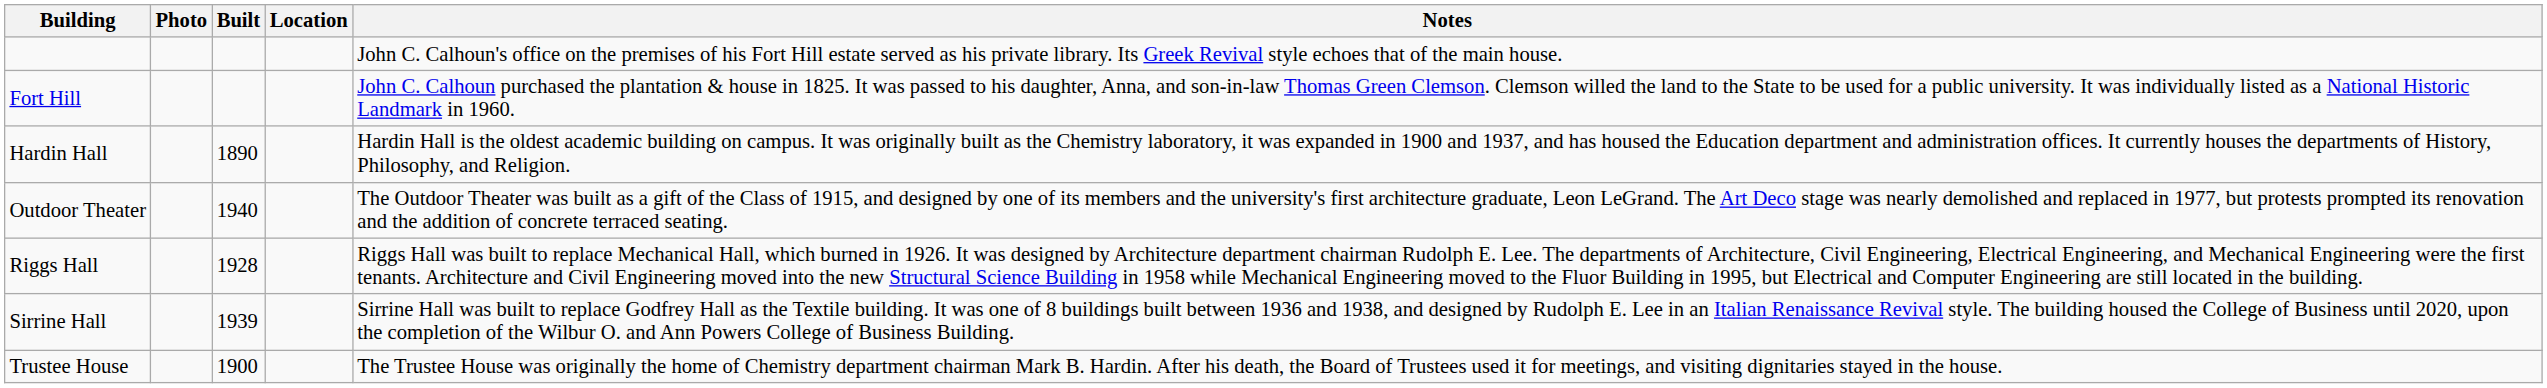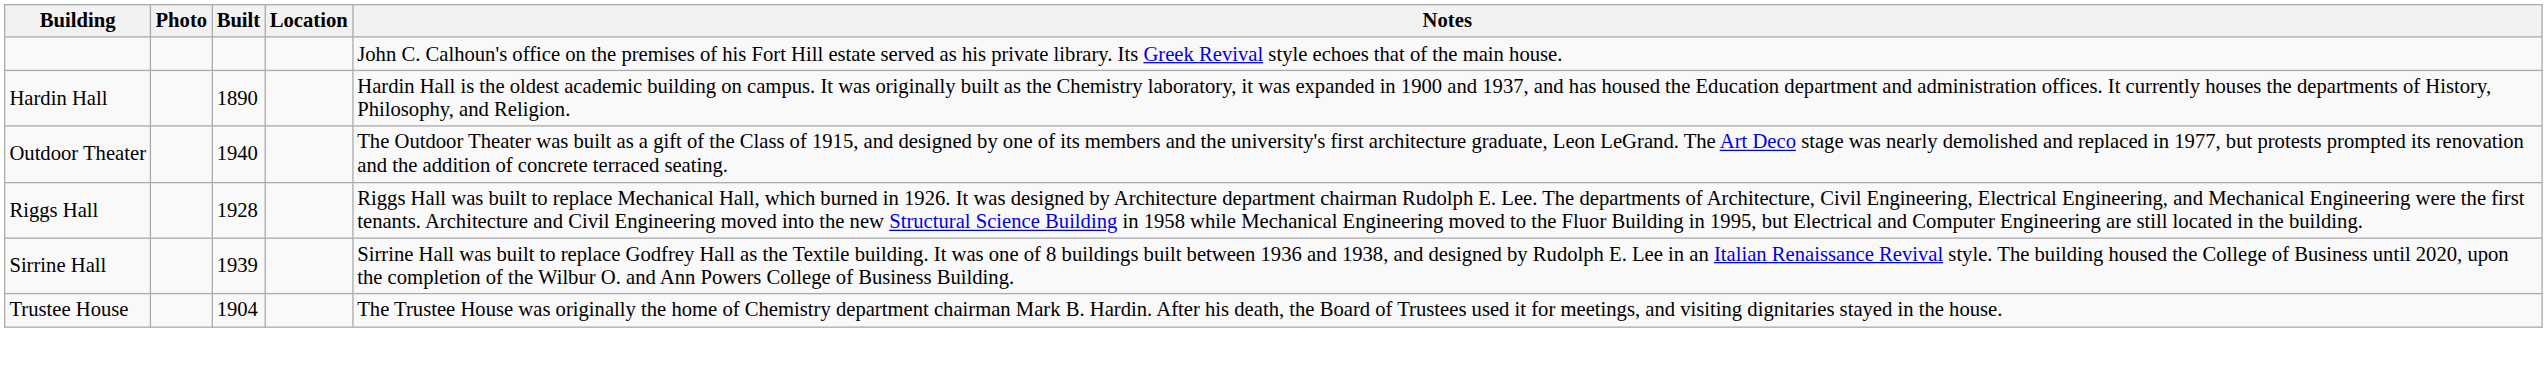- row: (45, 97)
(237, 366) 1900 -> (237, 310) 1904
